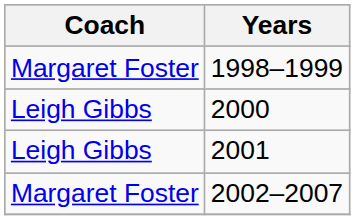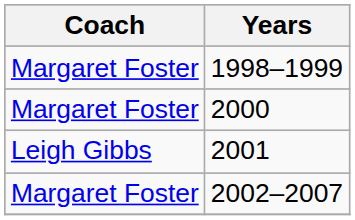(81, 109) Leigh Gibbs -> (105, 109) Margaret Foster
